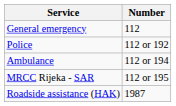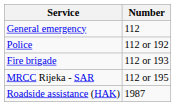+ row: (32, 61)
- row: (30, 61)
